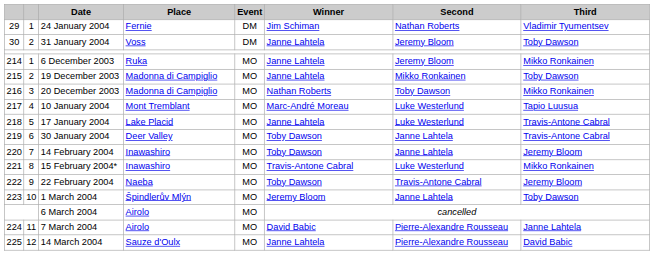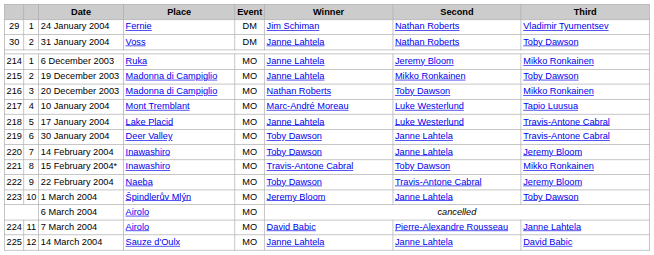(424, 41) Jeremy Bloom -> (427, 41) Nathan Roberts
(429, 166) Luke Westerlund -> (423, 166) Toby Dawson
(452, 242) Pierre-Alexandre Rousseau -> (424, 242) Janne Lahtela
